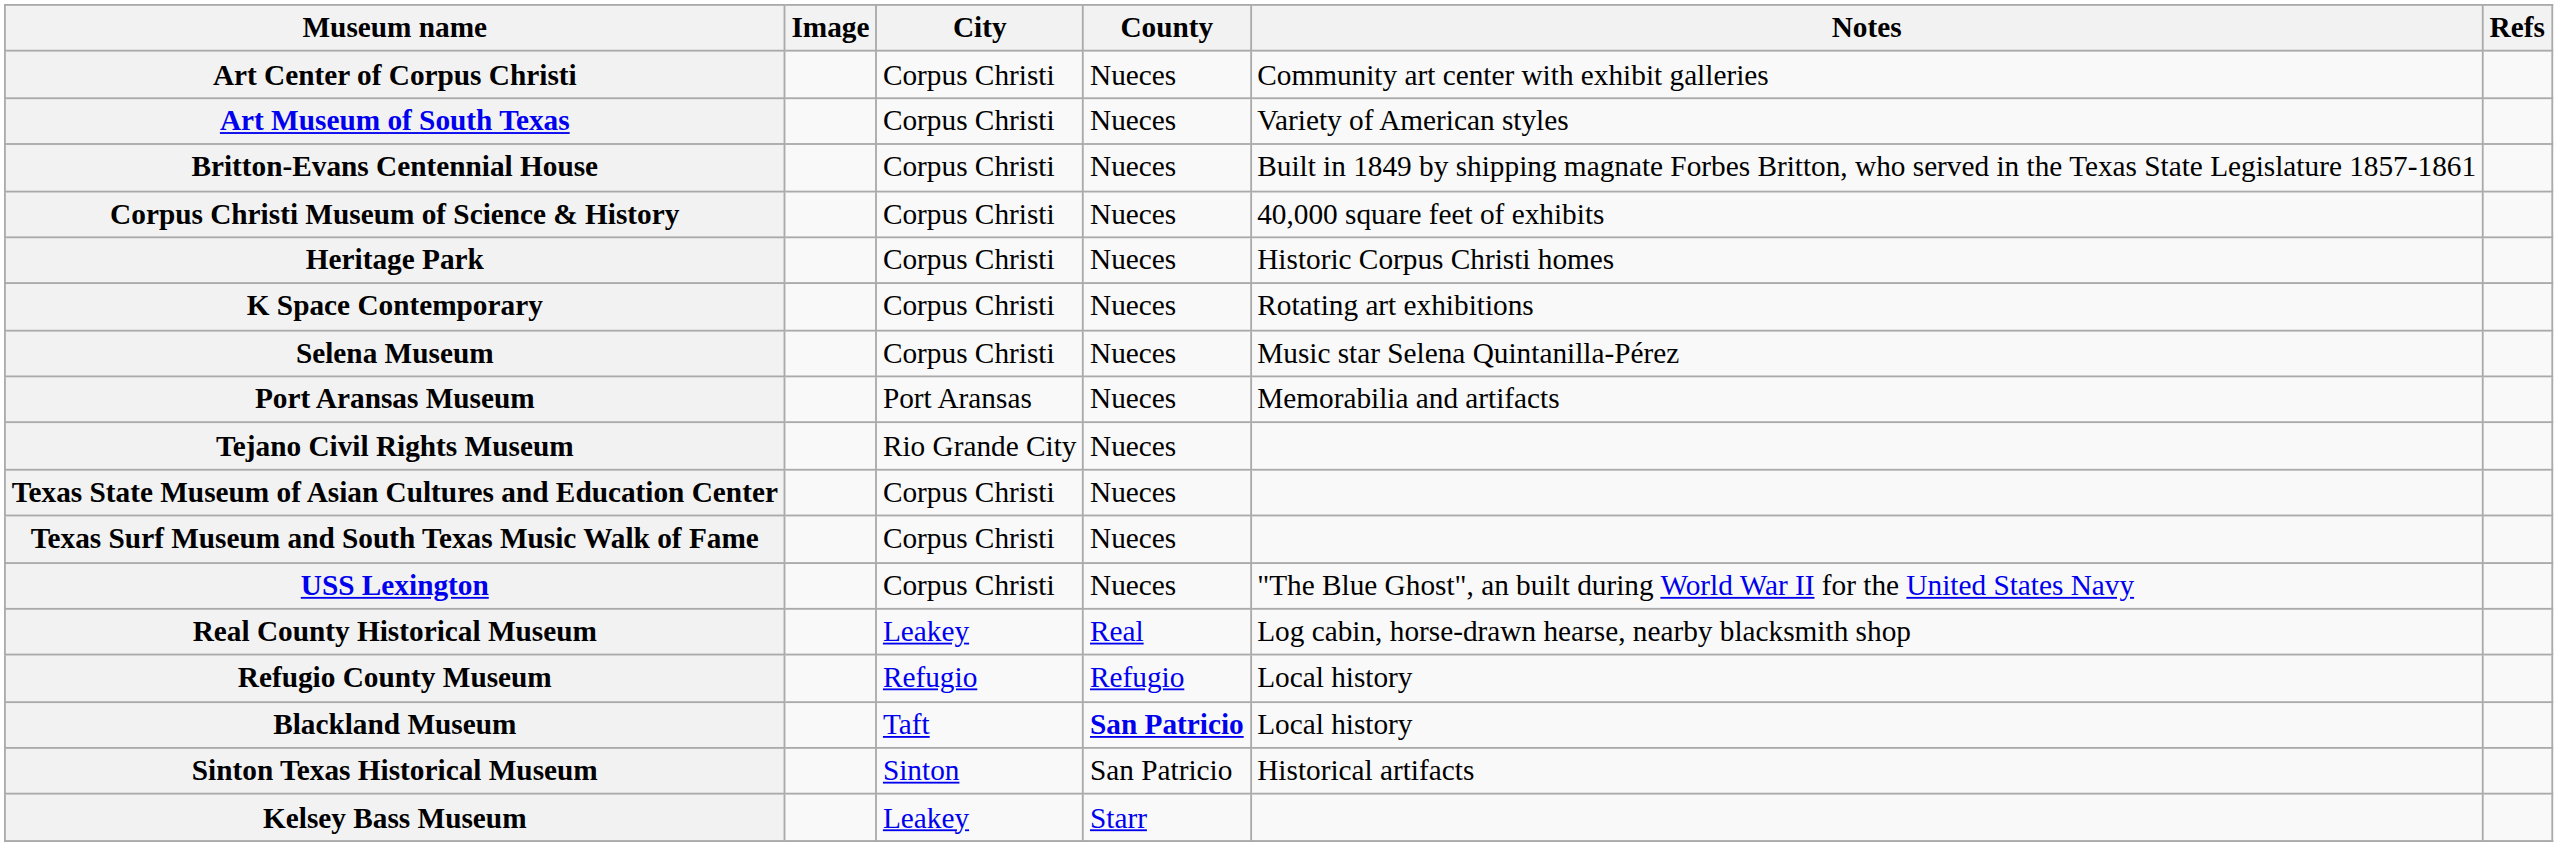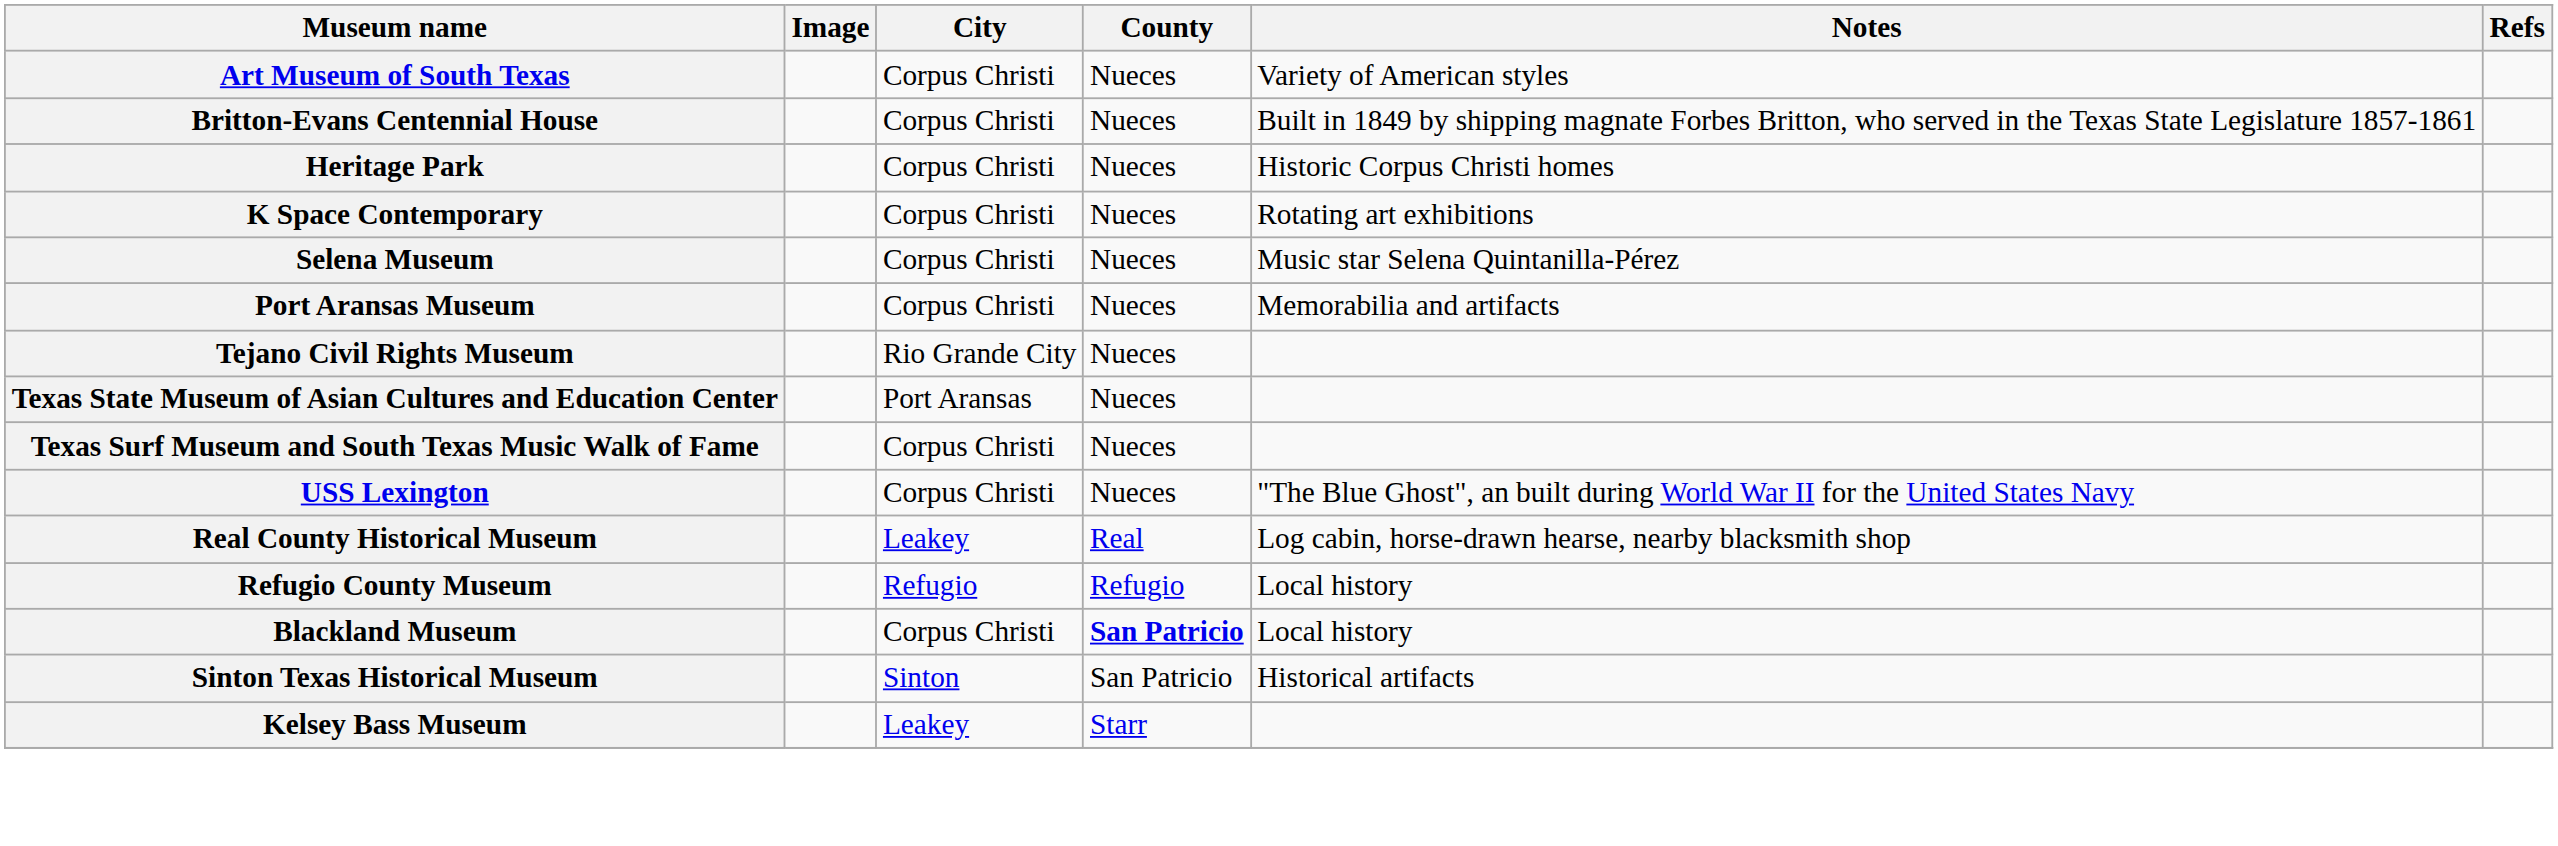- row: (395, 74)
- row: (395, 213)
(957, 399) Port Aransas -> (969, 306) Corpus Christi
(969, 492) Corpus Christi -> (957, 399) Port Aransas
(906, 724) Taft -> (969, 631) Corpus Christi
